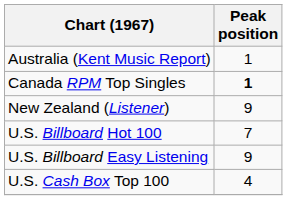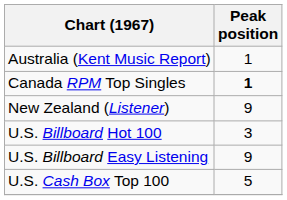(248, 132) 7 -> (248, 132) 3
(248, 181) 4 -> (248, 181) 5
